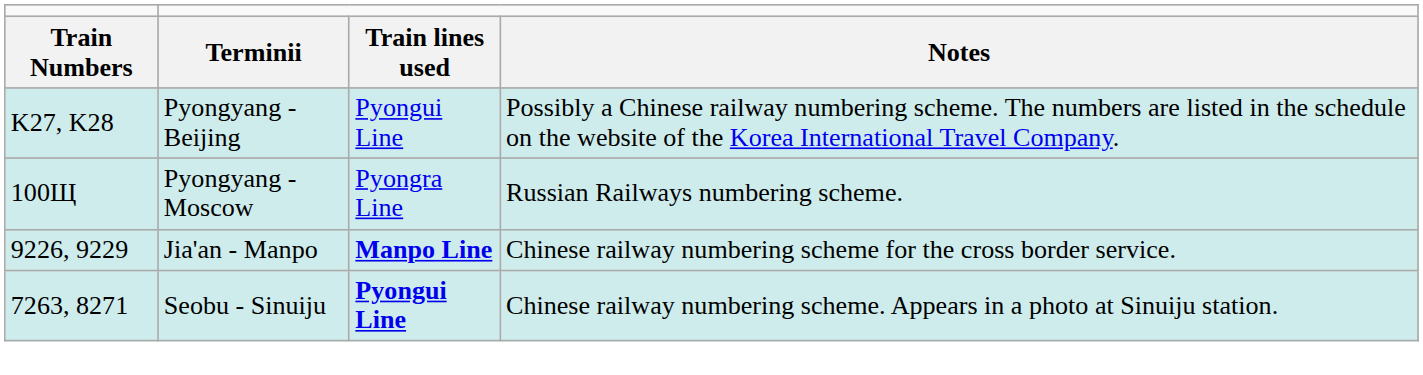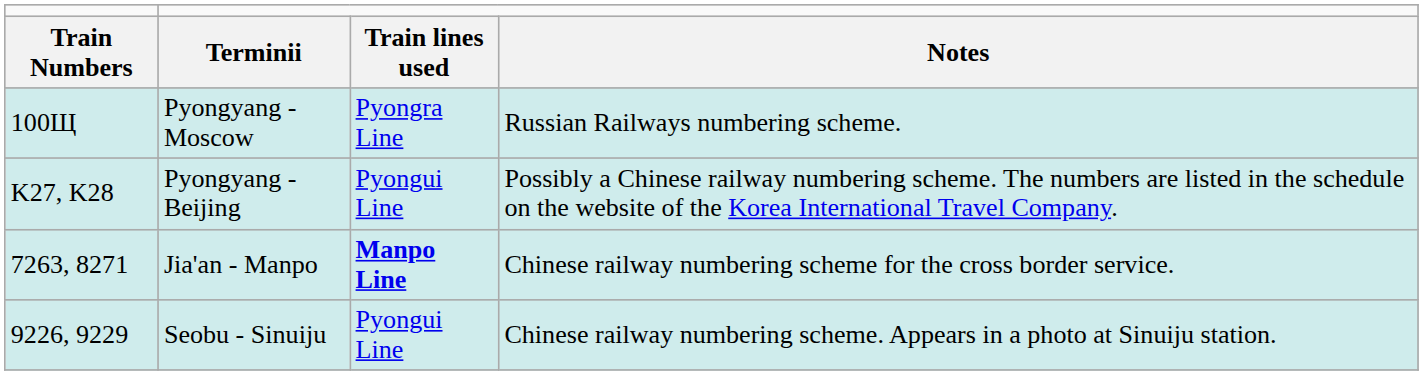rows swapped: (230, 193) <-> (230, 122)
(70, 249) 9226, 9229 -> (70, 263) 7263, 8271
(70, 305) 7263, 8271 -> (70, 334) 9226, 9229
(401, 305) bold -> (399, 334) normal
